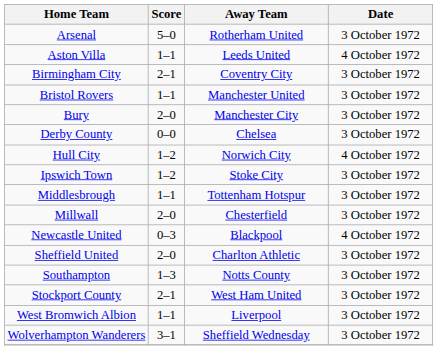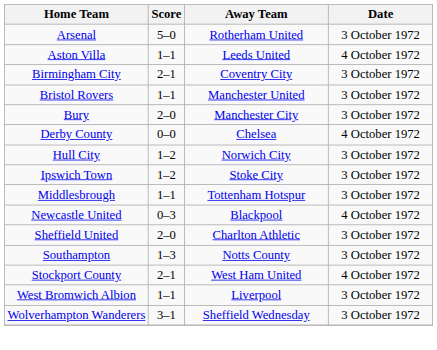(381, 134) 3 October 1972 -> (381, 134) 4 October 1972
(381, 154) 4 October 1972 -> (381, 154) 3 October 1972
- row: (76, 214)
(381, 295) 3 October 1972 -> (381, 275) 4 October 1972
